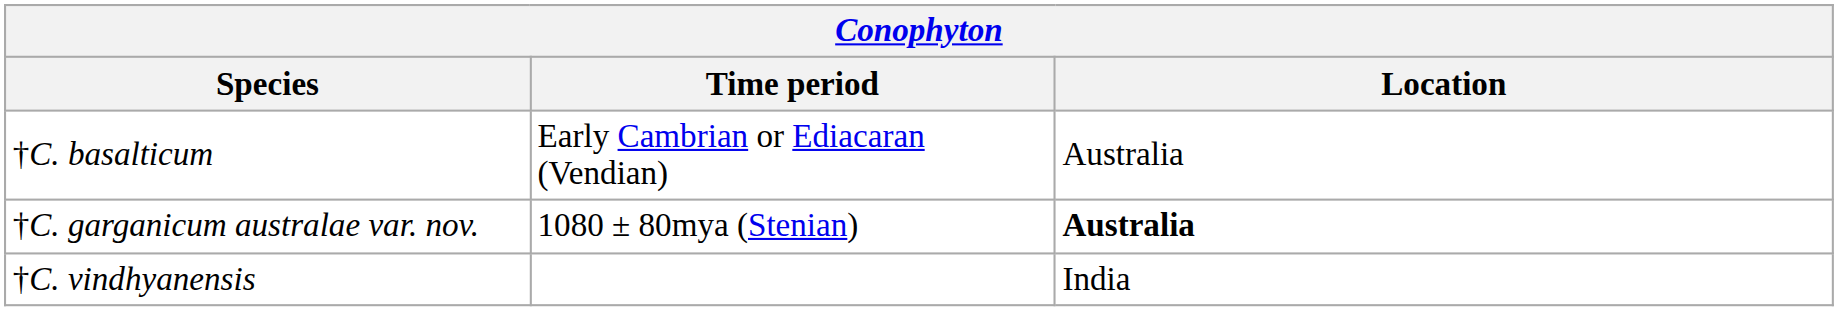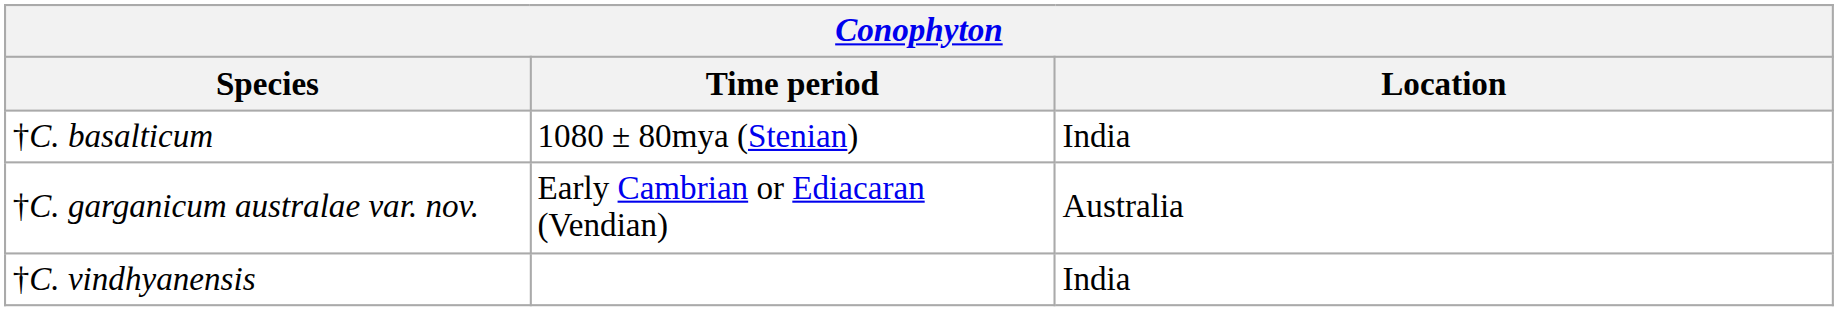(731, 154) Early Cambrian or Ediacaran (Vendian) -> (698, 135) 1080 ± 80mya (Stenian)
(1123, 154) Australia -> (1096, 135) India
(698, 225) 1080 ± 80mya (Stenian) -> (731, 206) Early Cambrian or Ediacaran (Vendian)
(1129, 225) bold -> (1123, 206) normal
